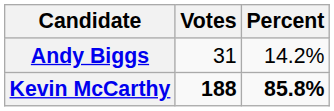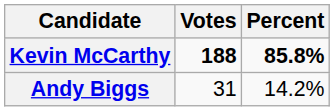rows swapped: (90, 88) <-> (90, 55)
